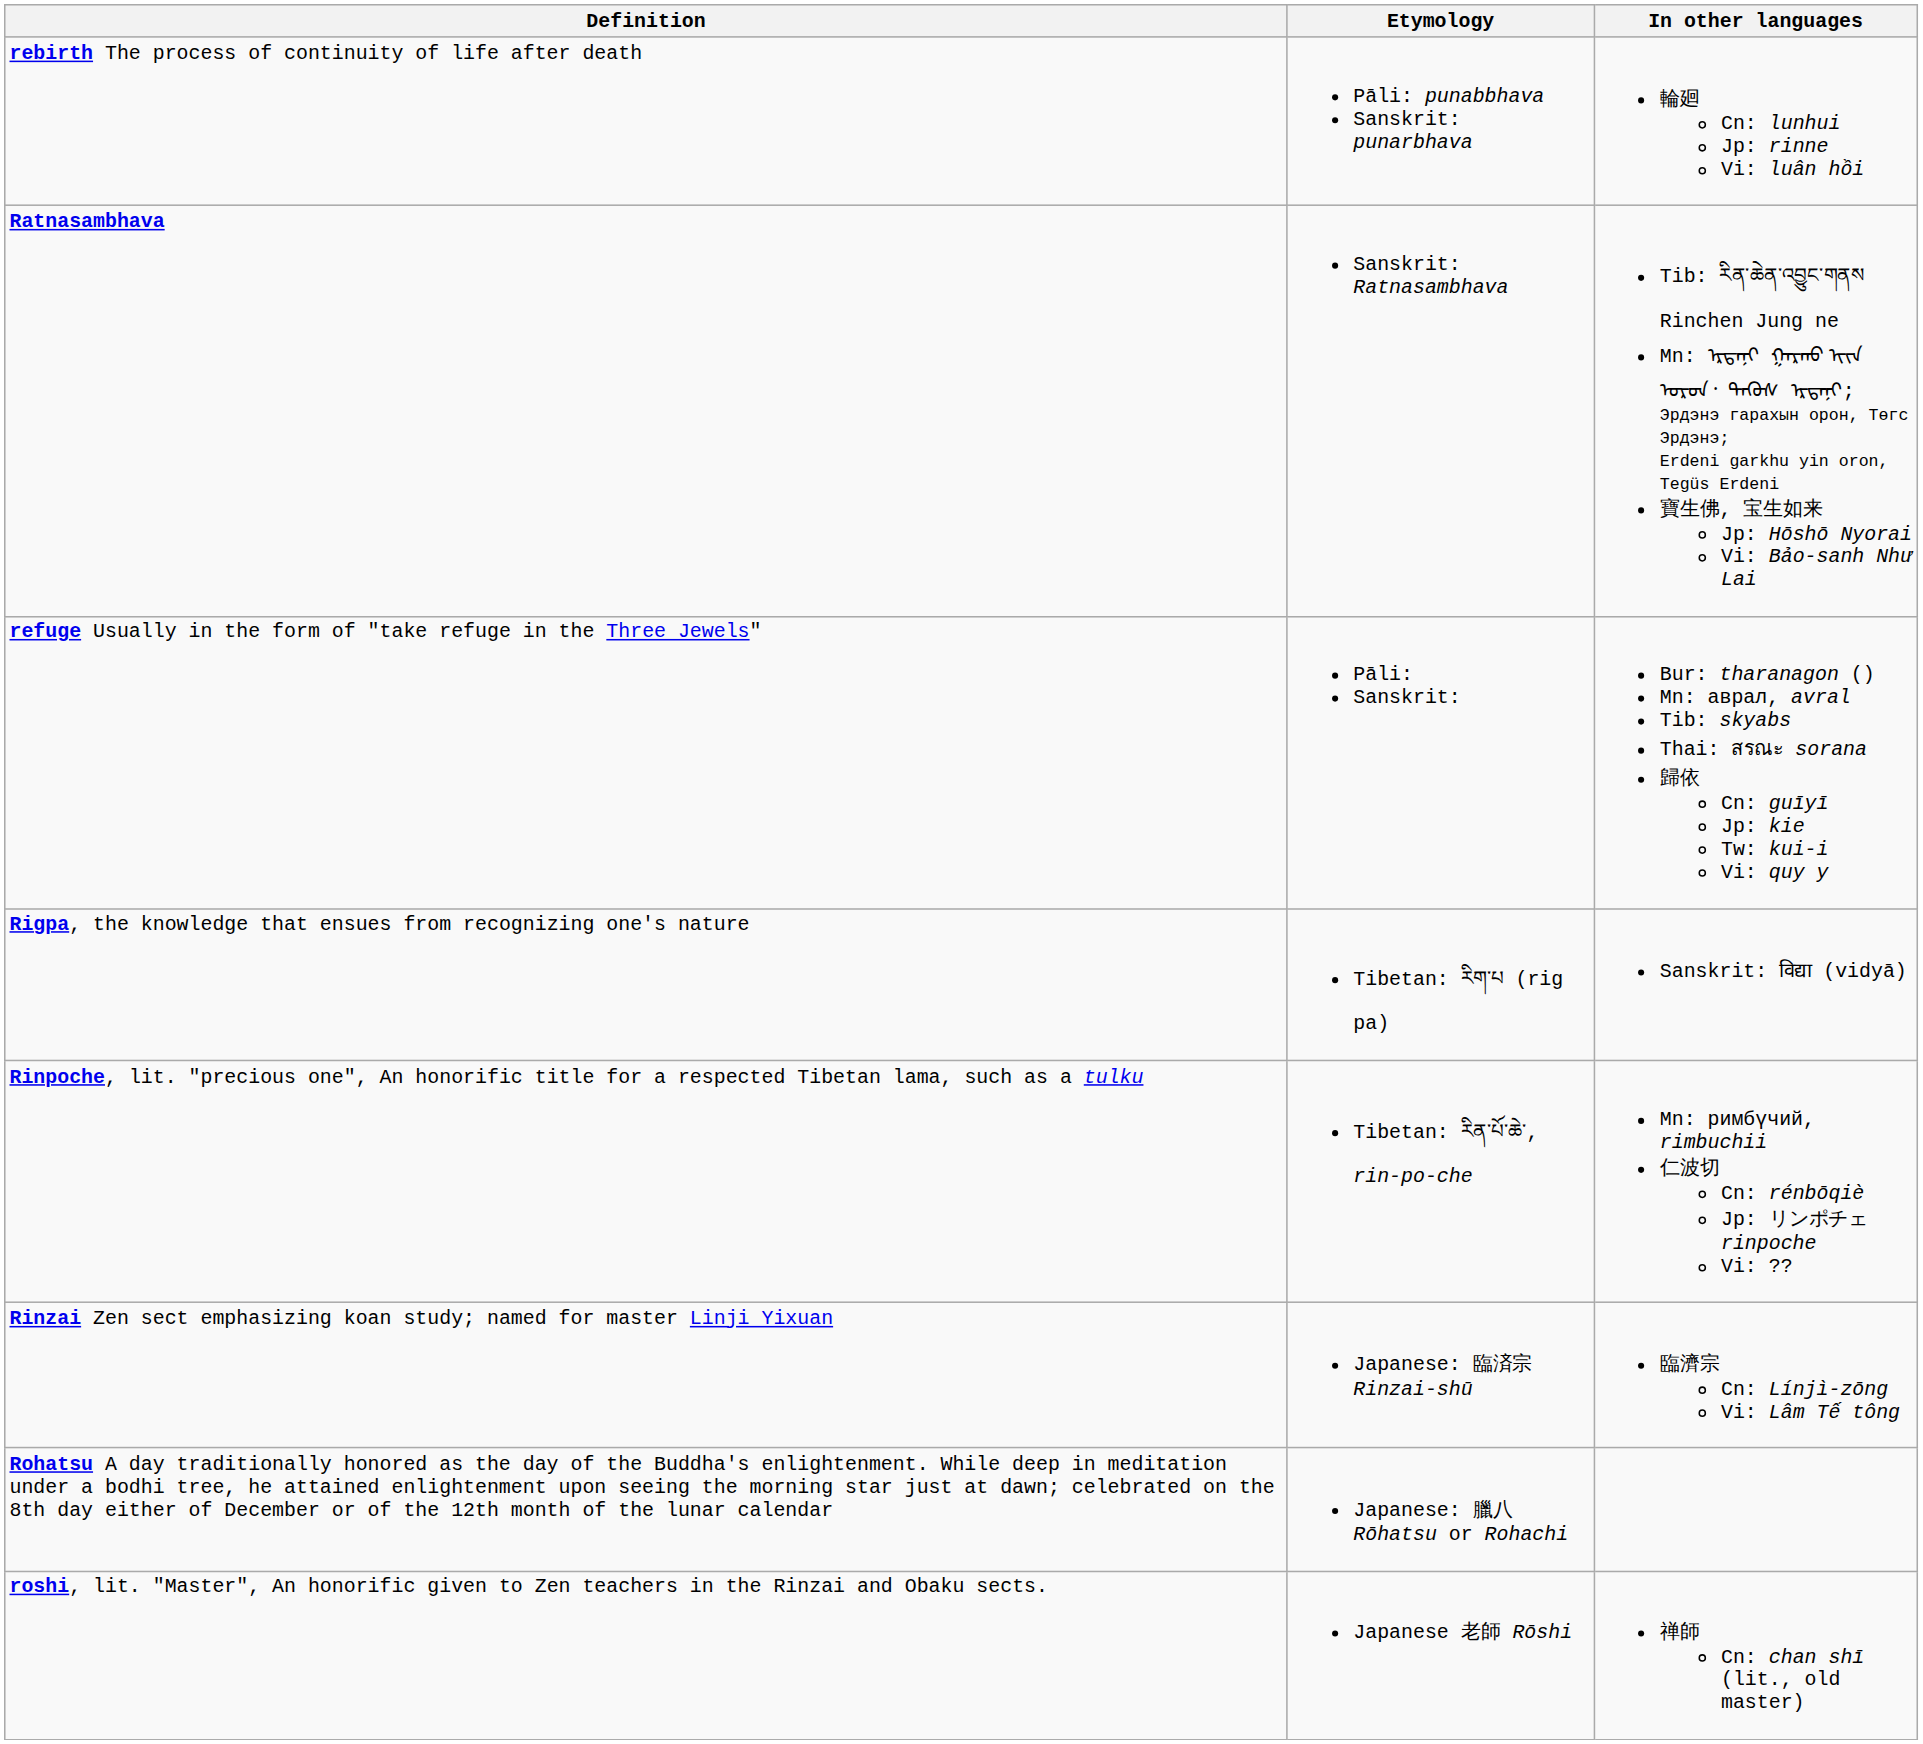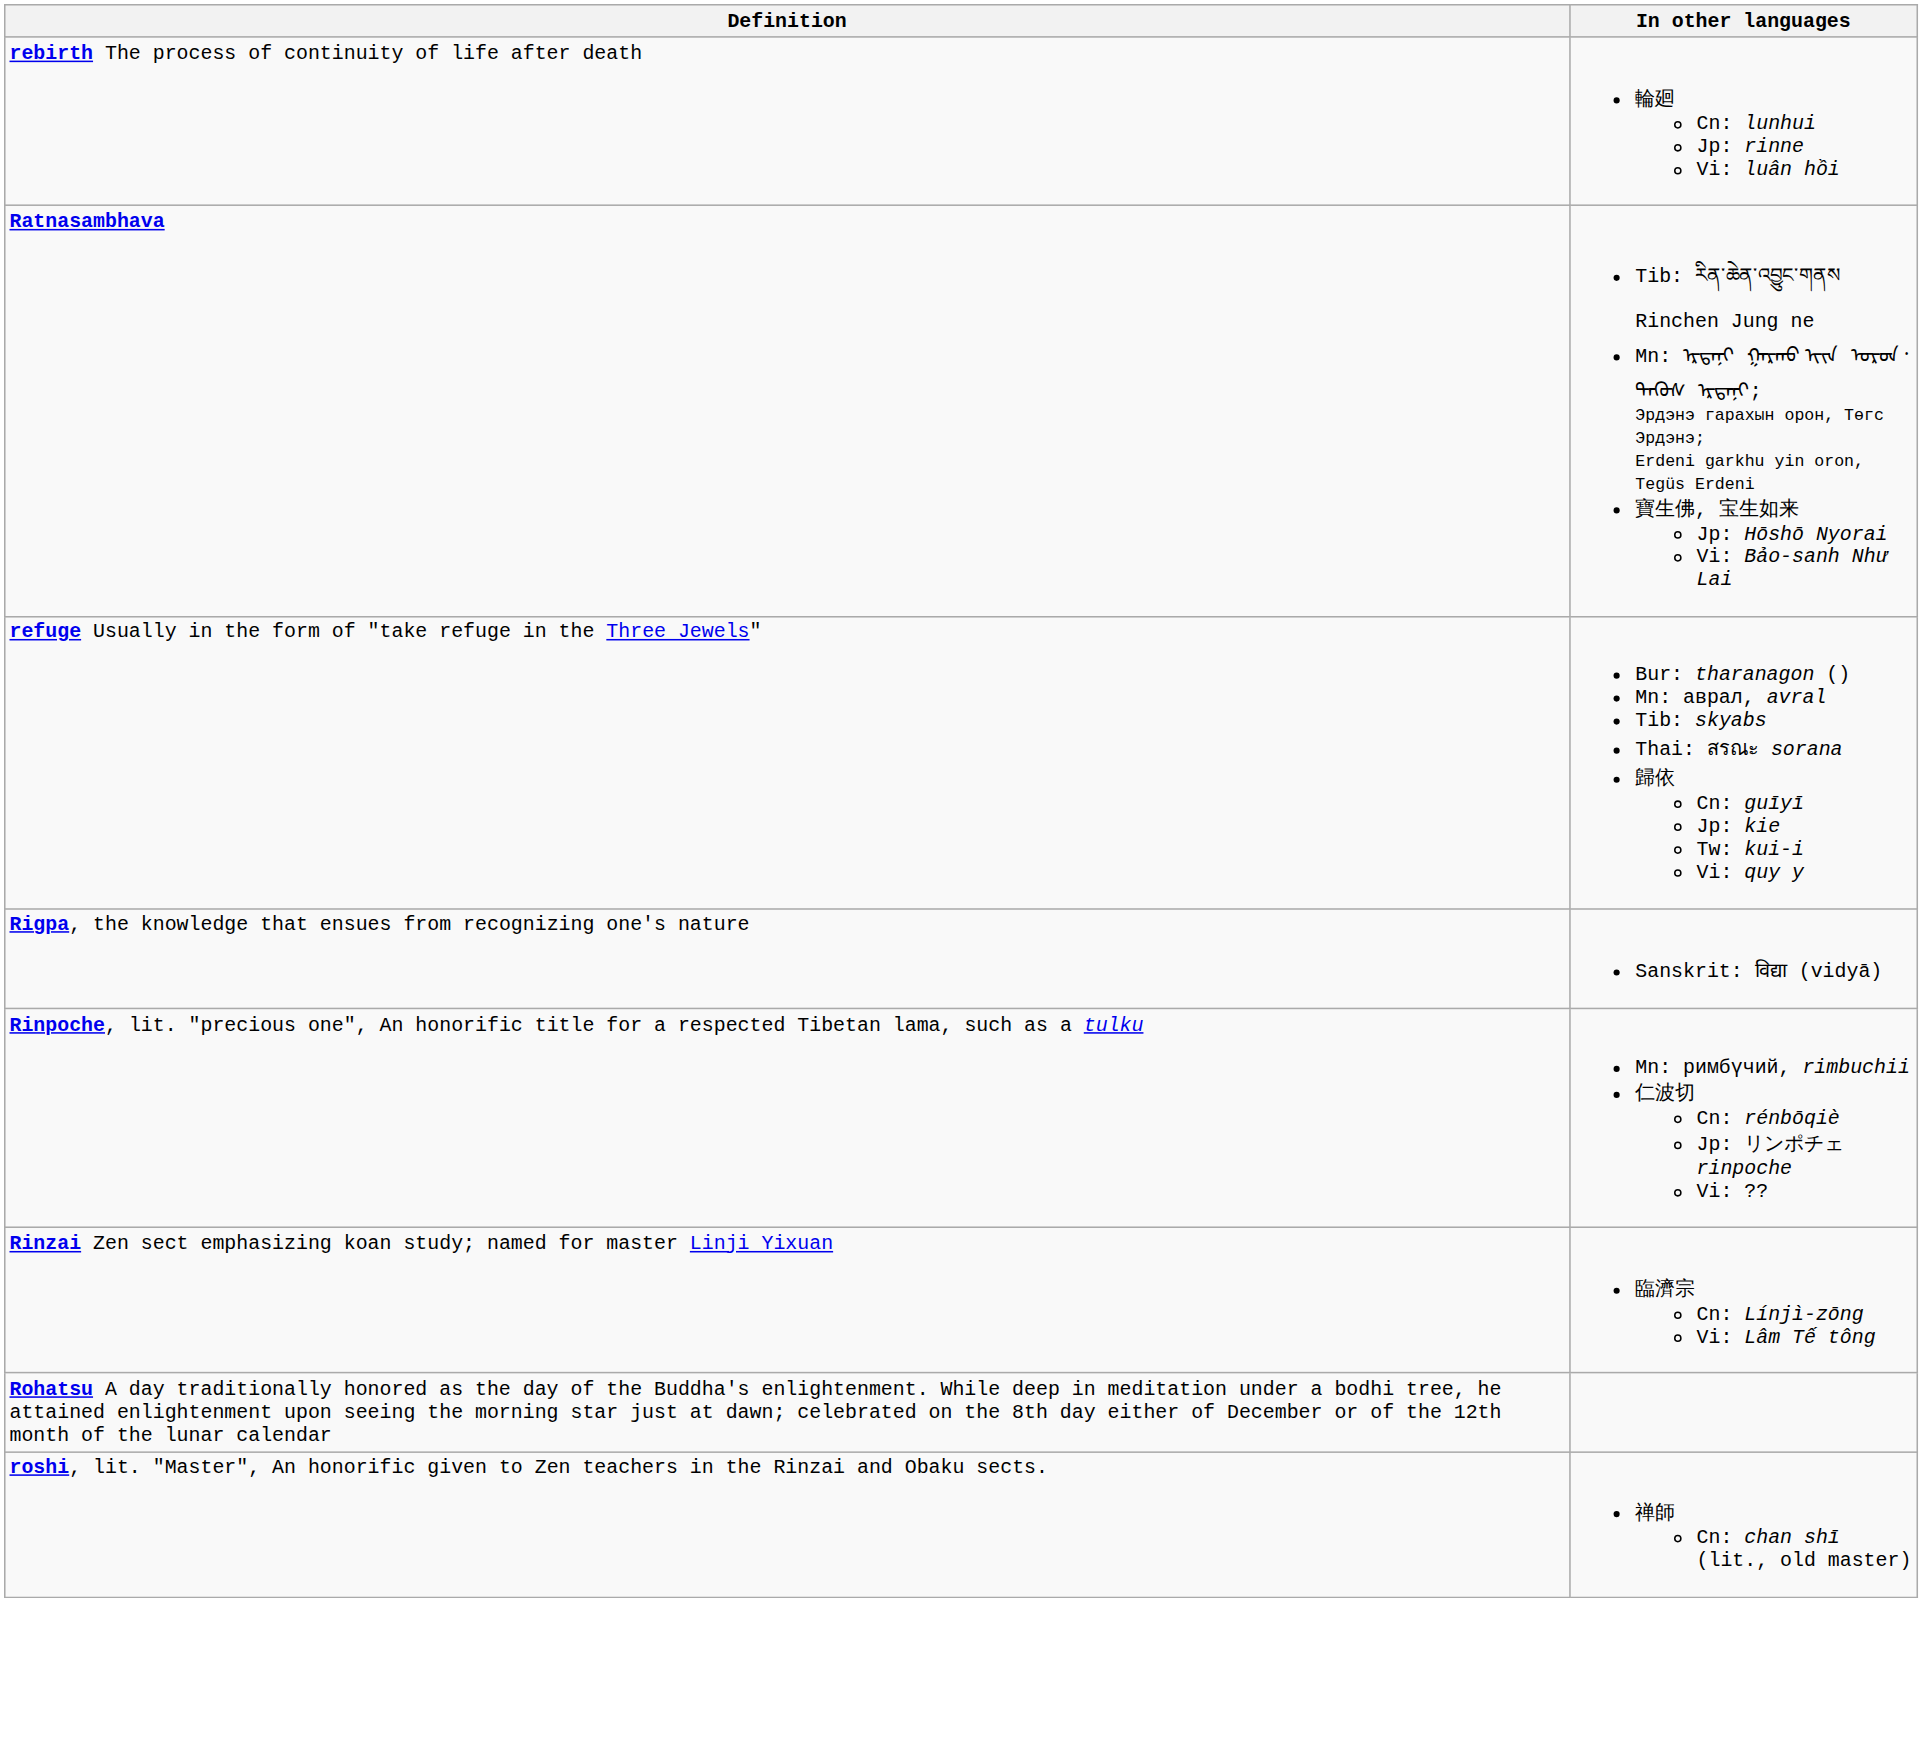- column: (1441, 21)
